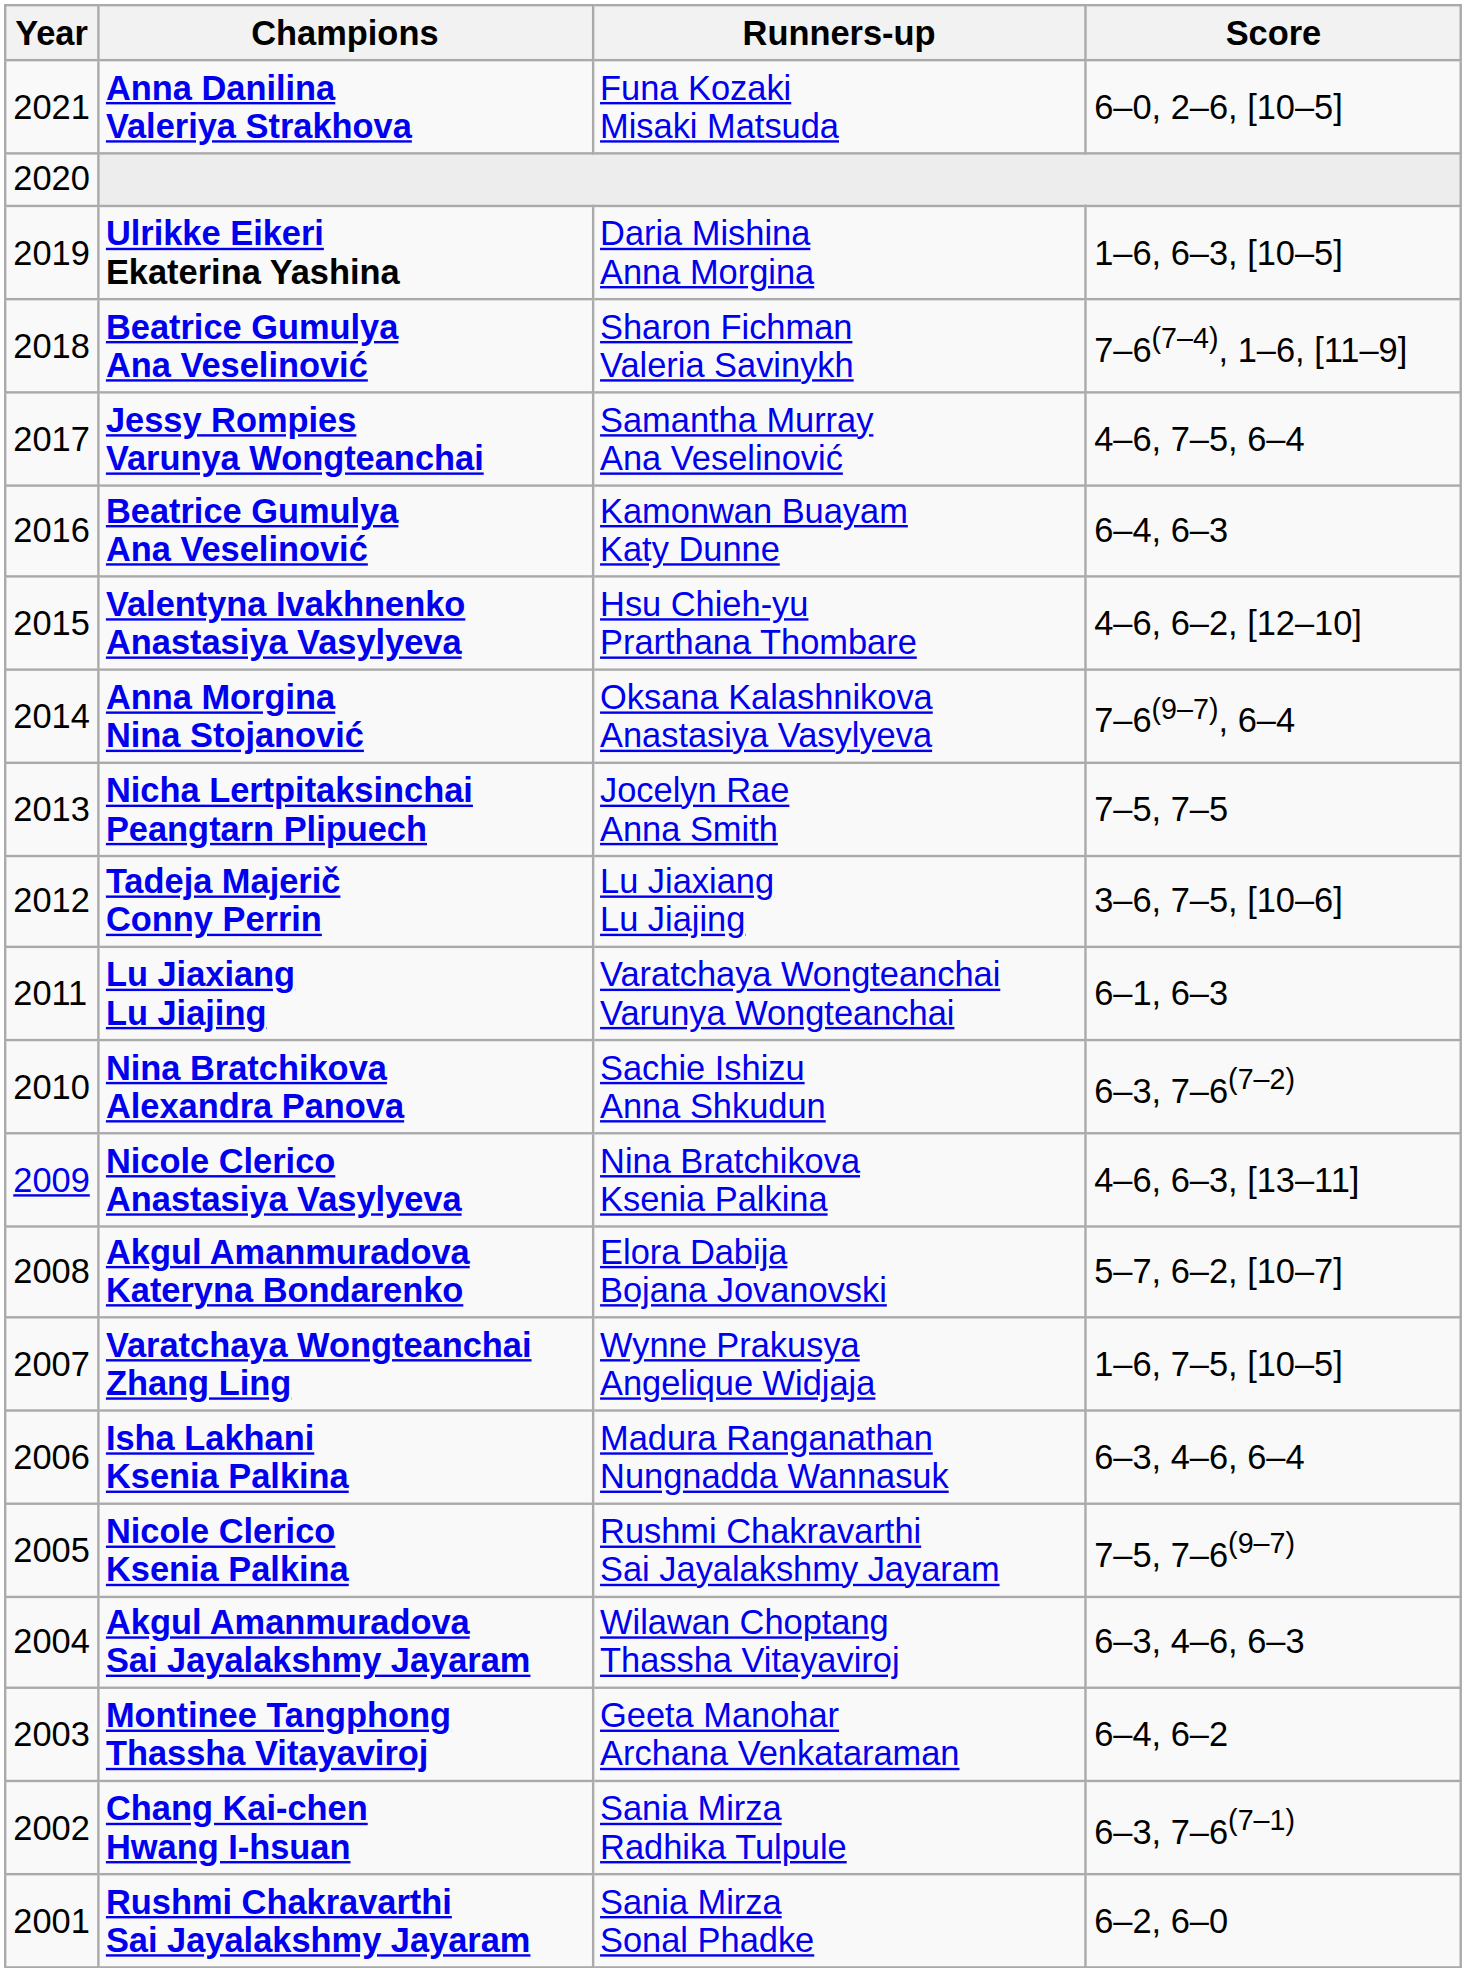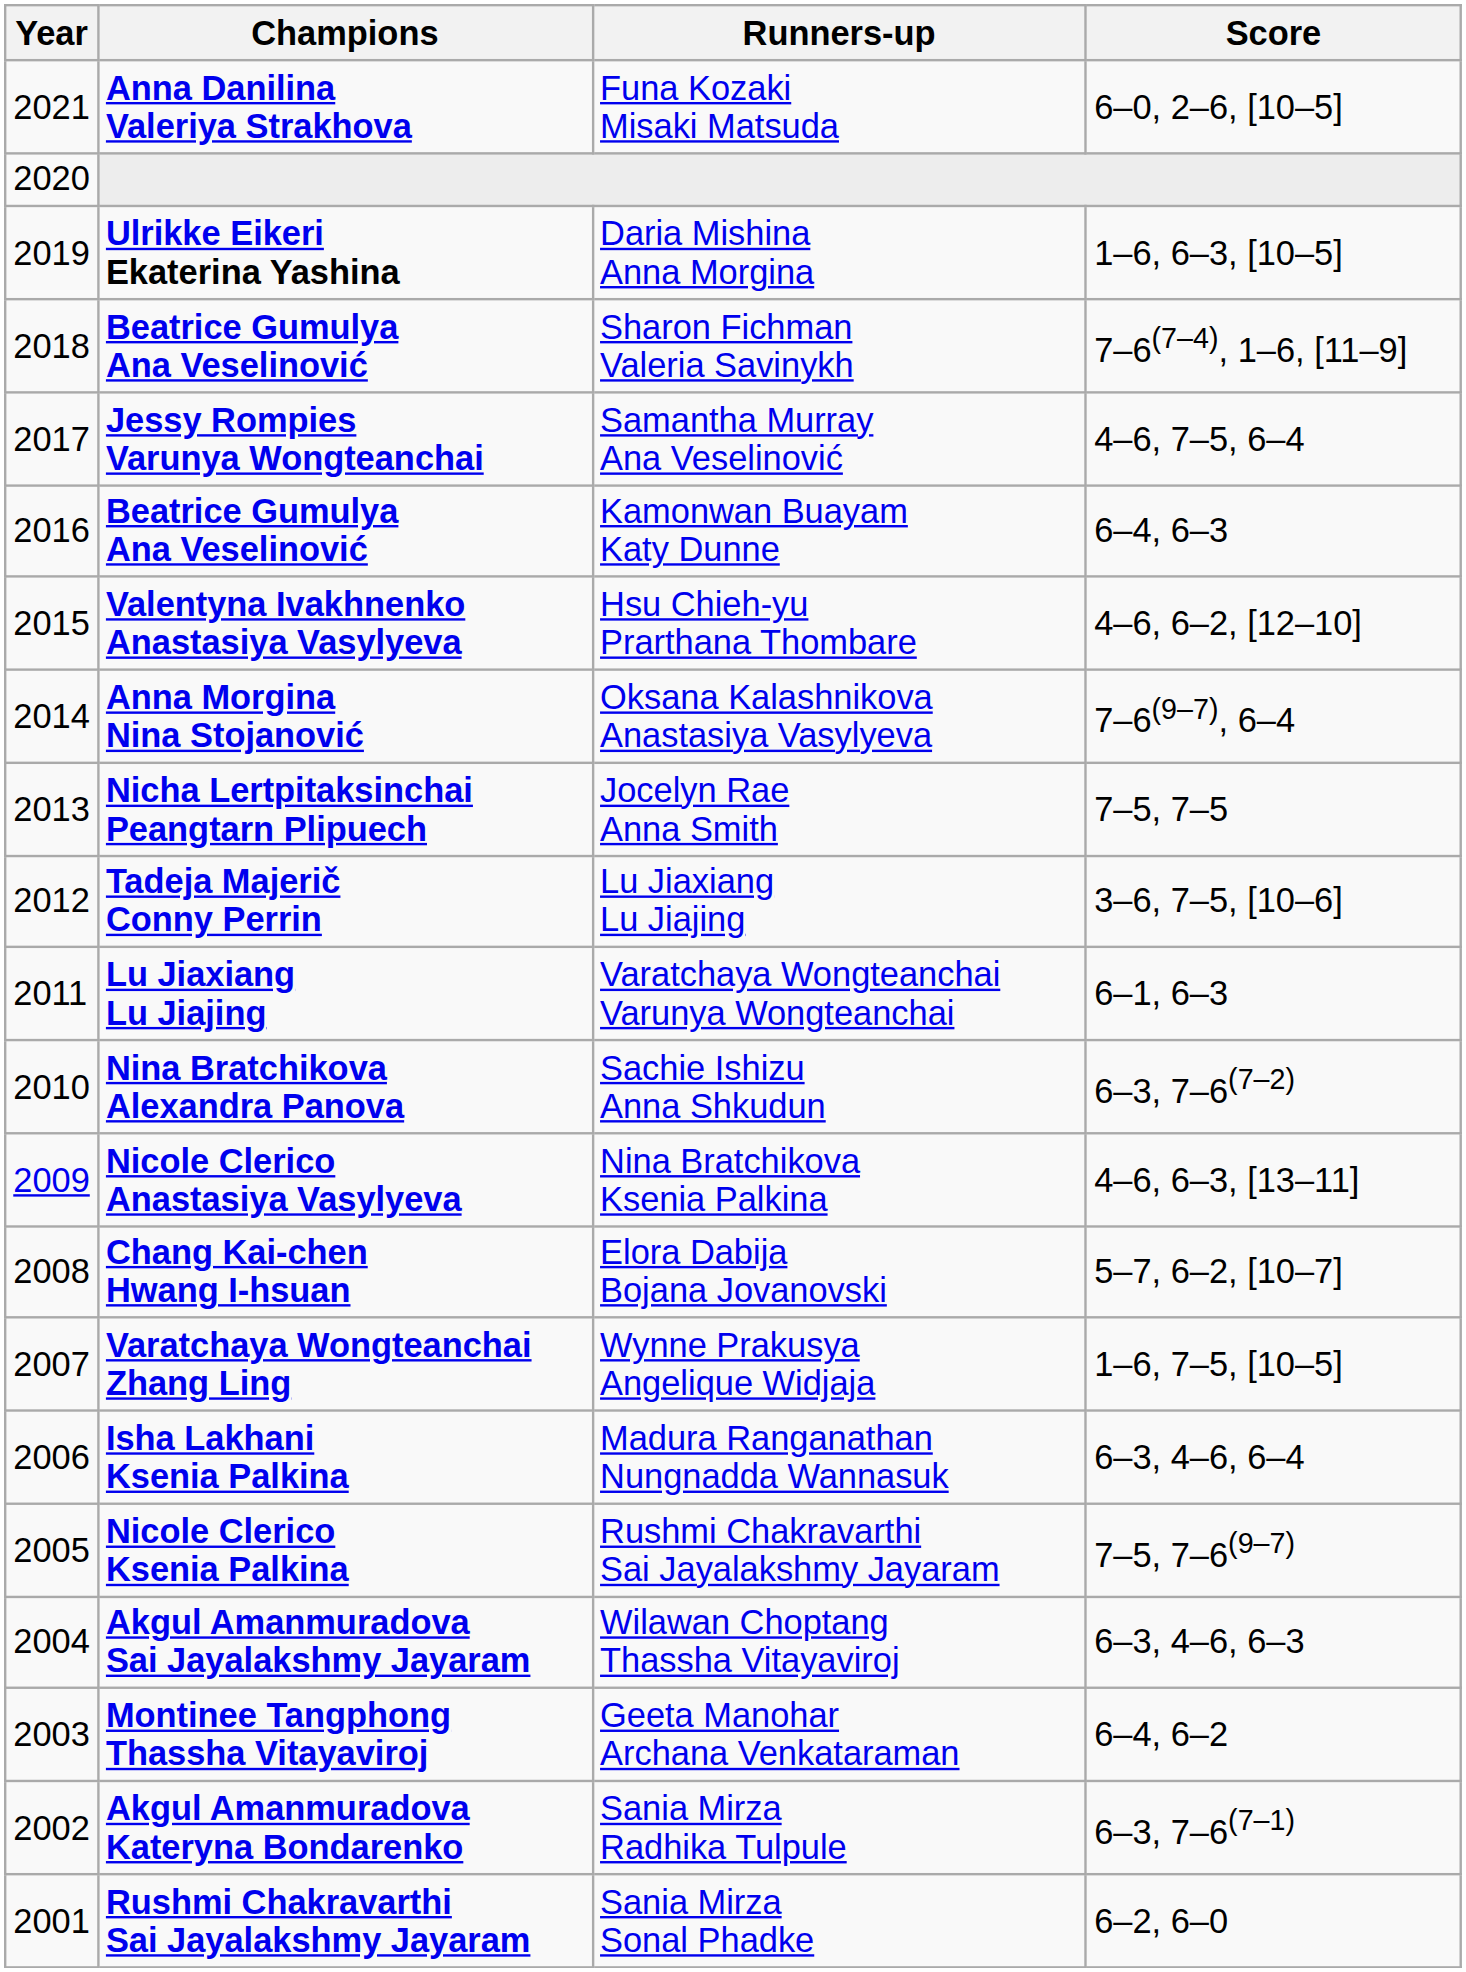(288, 1272) Akgul Amanmuradova Kateryna Bondarenko -> (237, 1272) Chang Kai-chen Hwang I-hsuan
(237, 1828) Chang Kai-chen Hwang I-hsuan -> (288, 1828) Akgul Amanmuradova Kateryna Bondarenko
